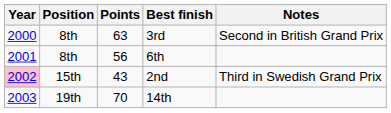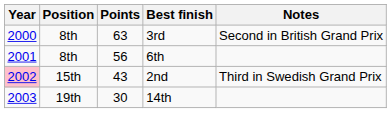(120, 98) 70 -> (120, 98) 30
